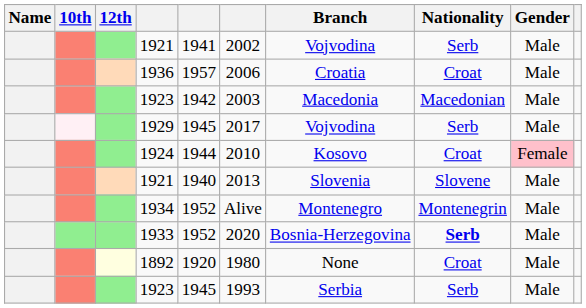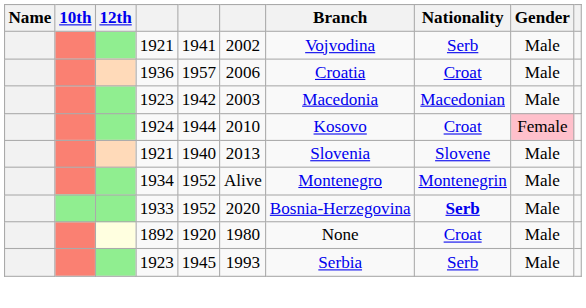- row: (30, 127)
